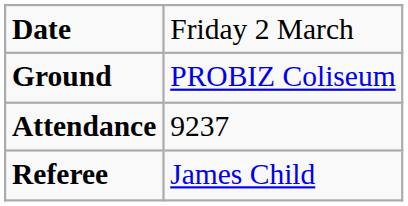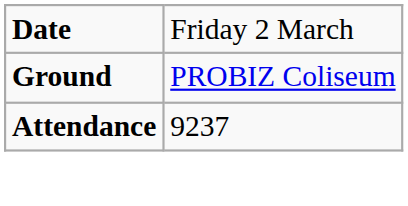- row: (60, 174)
